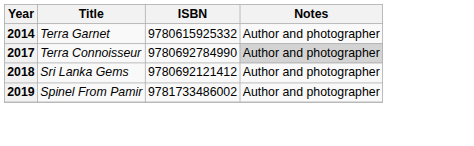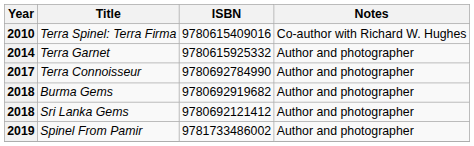+ row: (108, 33)
(311, 53) lightgrey background -> (345, 72) no background
+ row: (77, 92)
